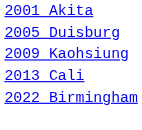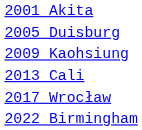+ row: (58, 98)
